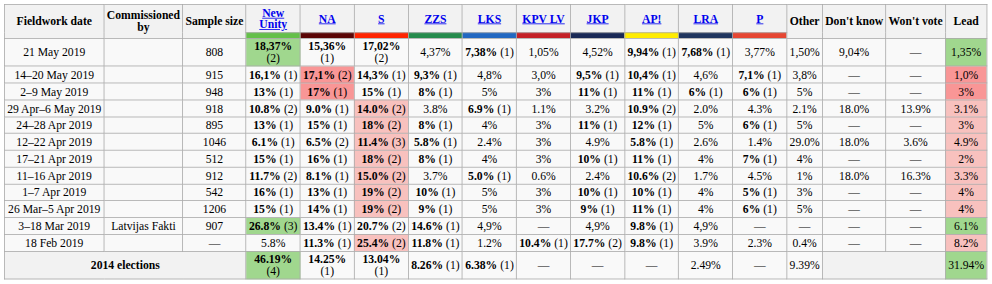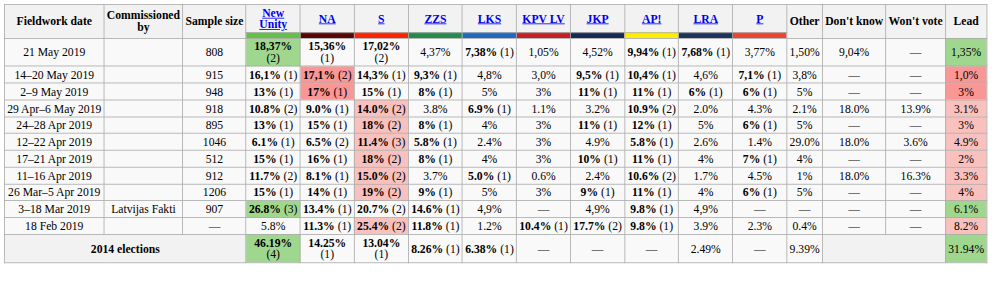- row: (54, 193)
